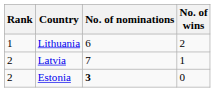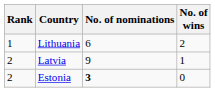(88, 60) 7 -> (88, 60) 9
